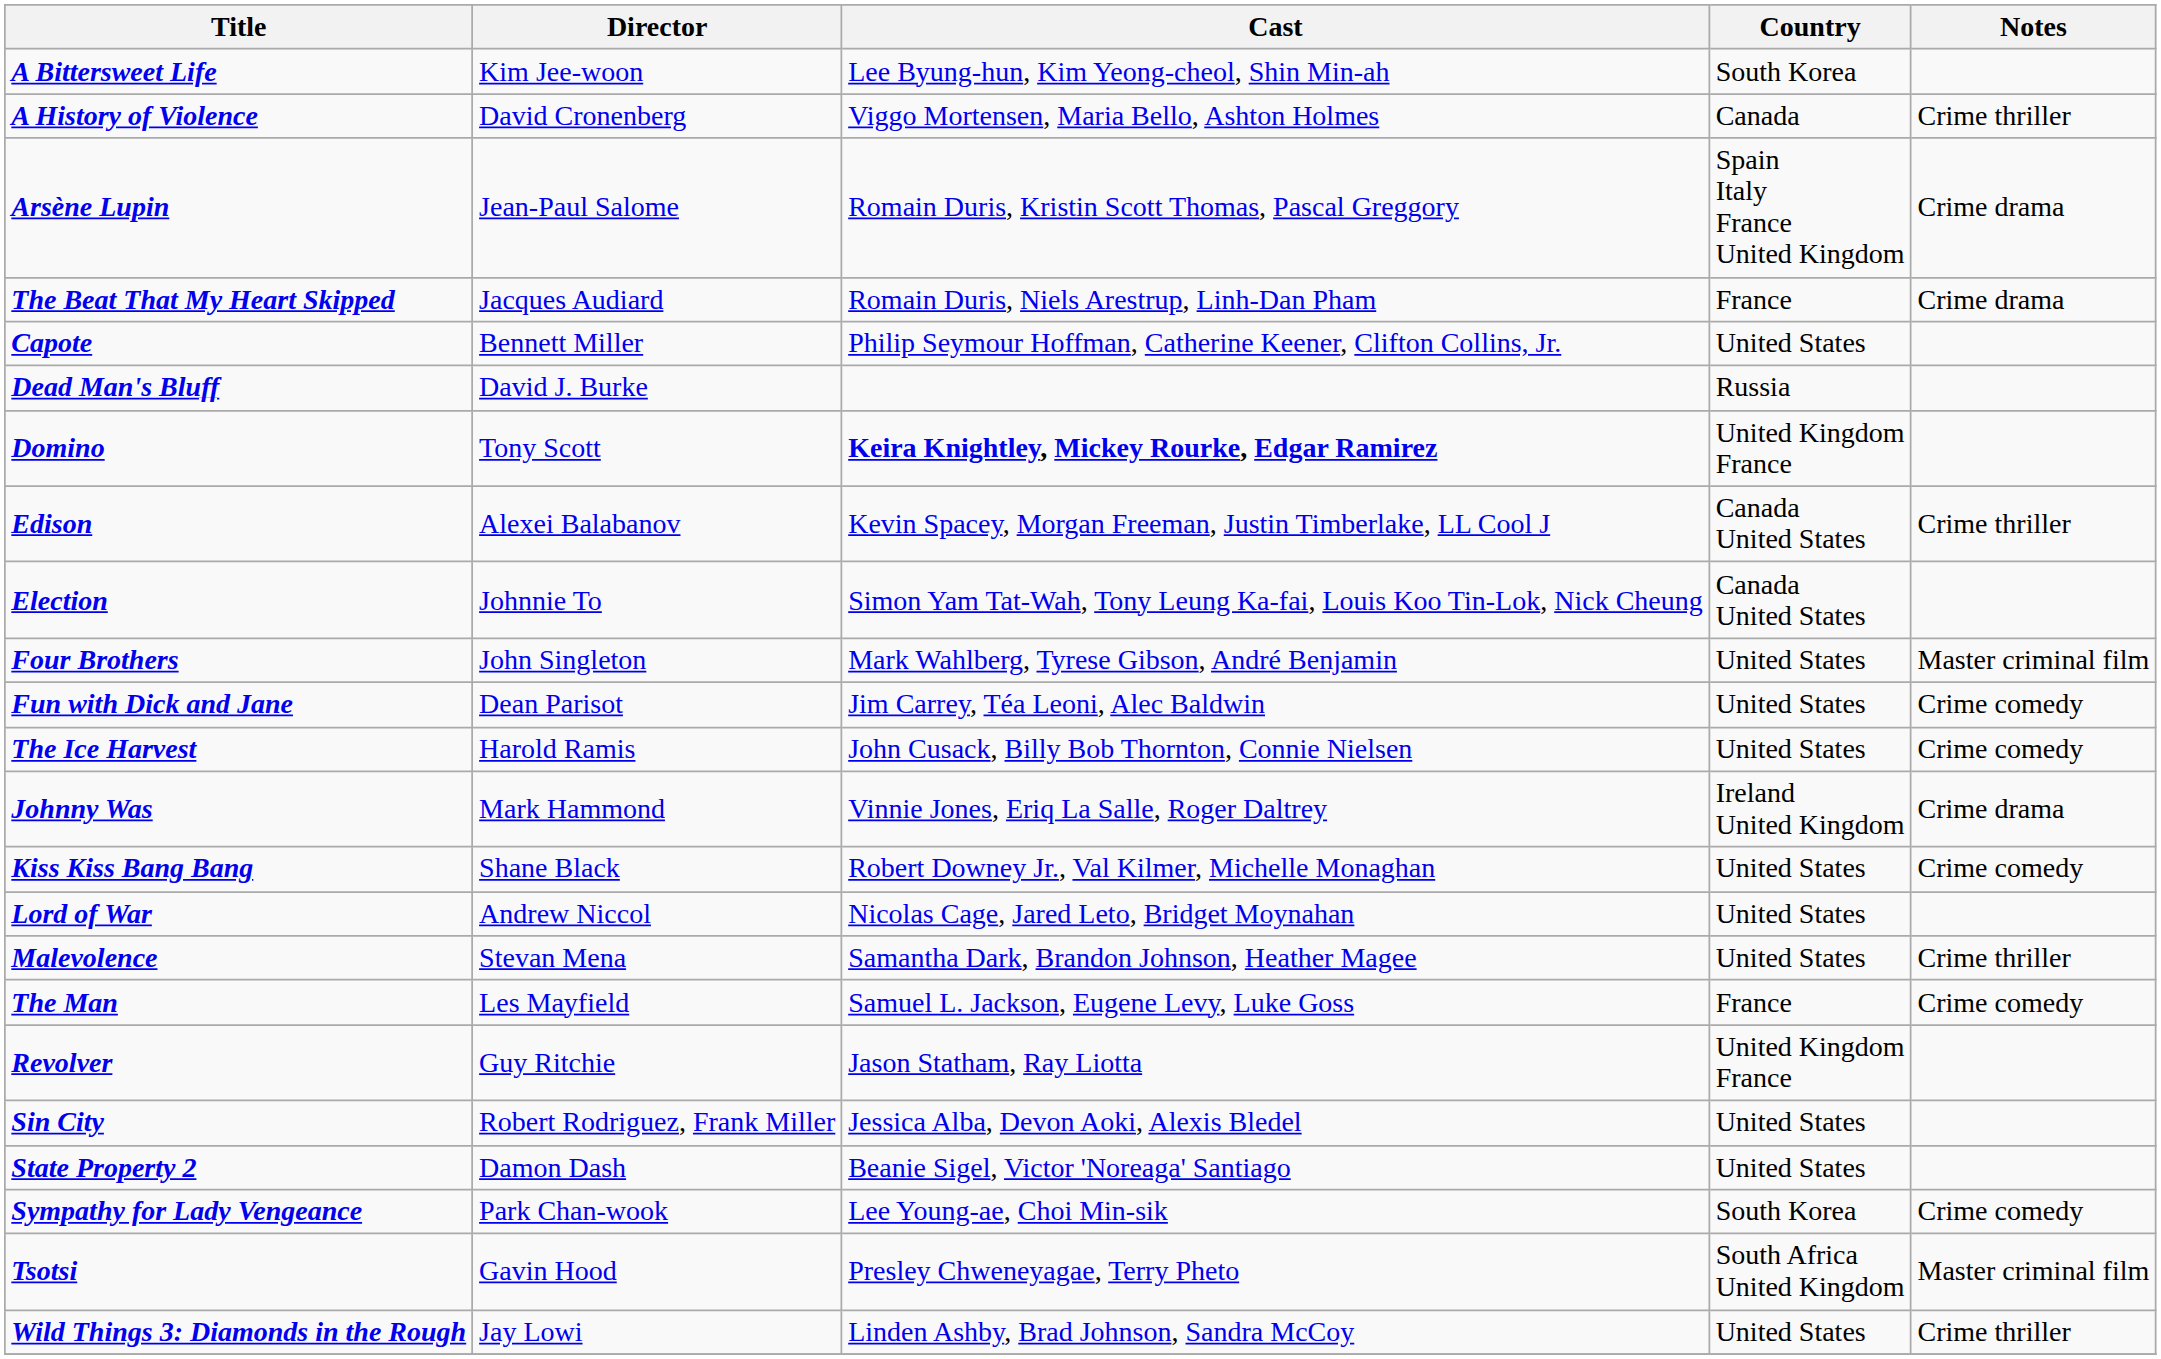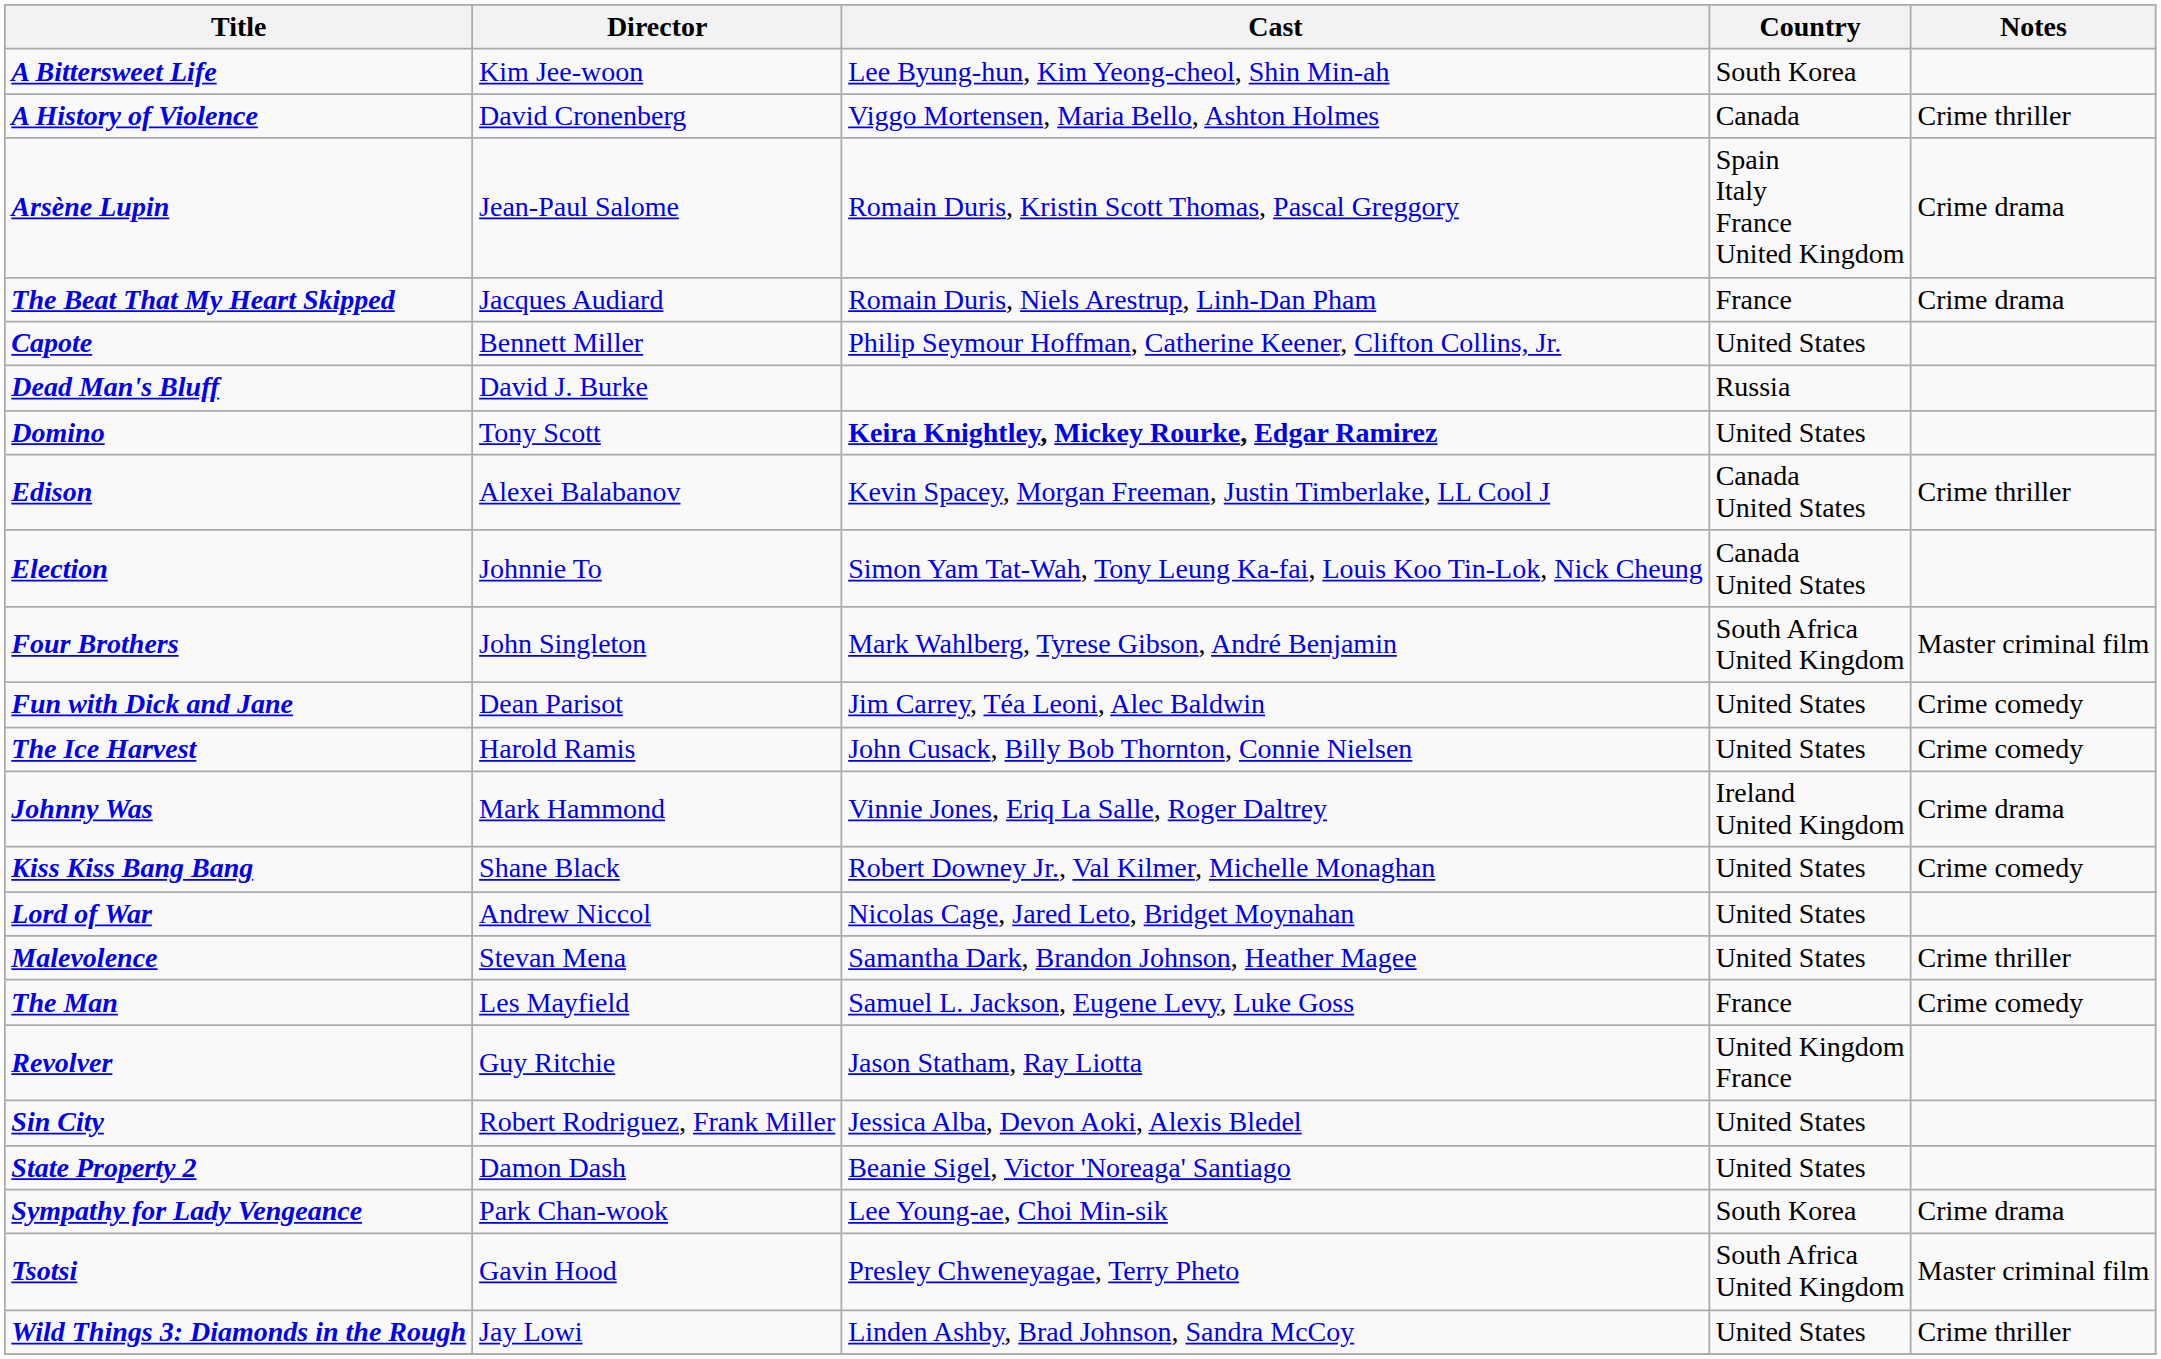(1810, 447) United Kingdom France -> (1791, 432) United States
(1791, 659) United States -> (1810, 644) South Africa United Kingdom
(2000, 1211) Crime comedy -> (1991, 1211) Crime drama
